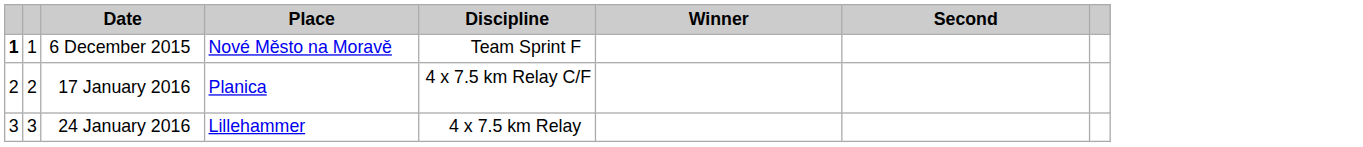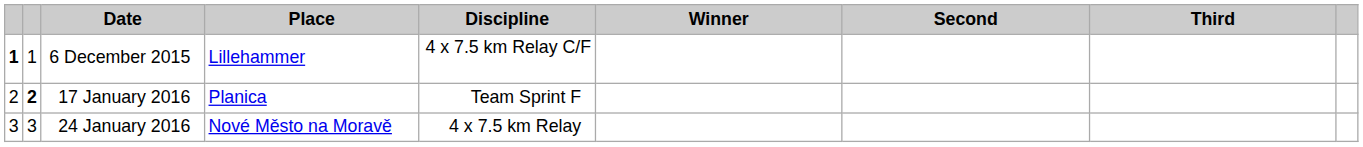+ column: (1213, 18)
(300, 47) Nové Město na Moravě -> (257, 58) Lillehammer
(531, 47) Team Sprint F -> (508, 58) 4 x 7.5 km Relay C/F
(32, 87) normal -> (32, 97) bold
(508, 87) 4 x 7.5 km Relay C/F -> (531, 97) Team Sprint F
(257, 126) Lillehammer -> (300, 126) Nové Město na Moravě
